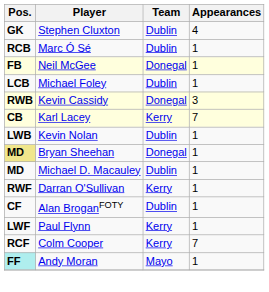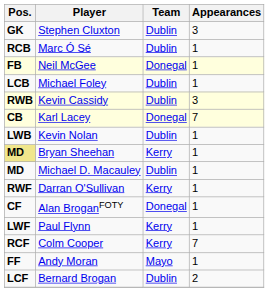(195, 30) 4 -> (195, 30) 3
(166, 100) Donegal -> (161, 100) Dublin
(159, 118) Kerry -> (166, 118) Donegal
(166, 153) Donegal -> (159, 153) Kerry
(161, 207) Dublin -> (166, 207) Donegal
(14, 261) paleturquoise background -> (14, 261) no background
+ row: (77, 278)
